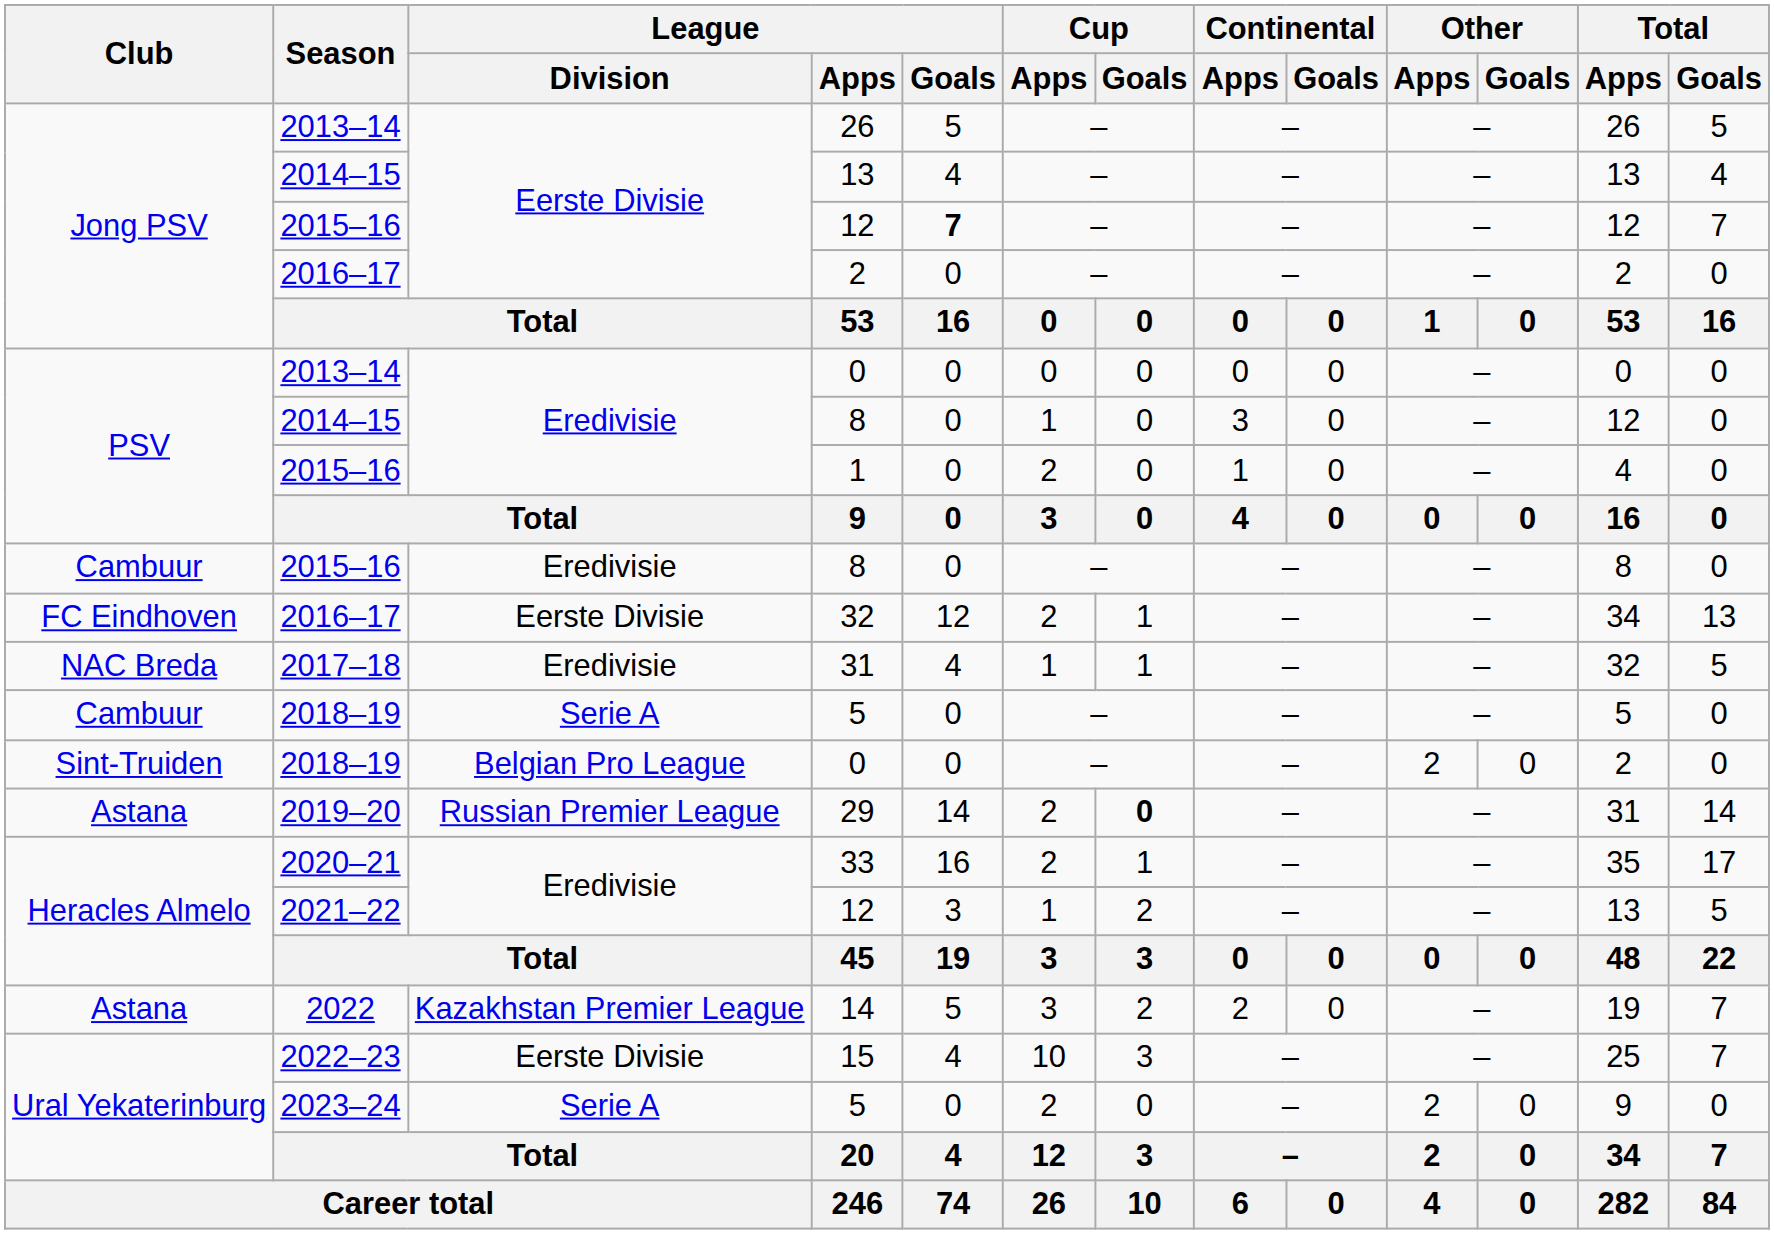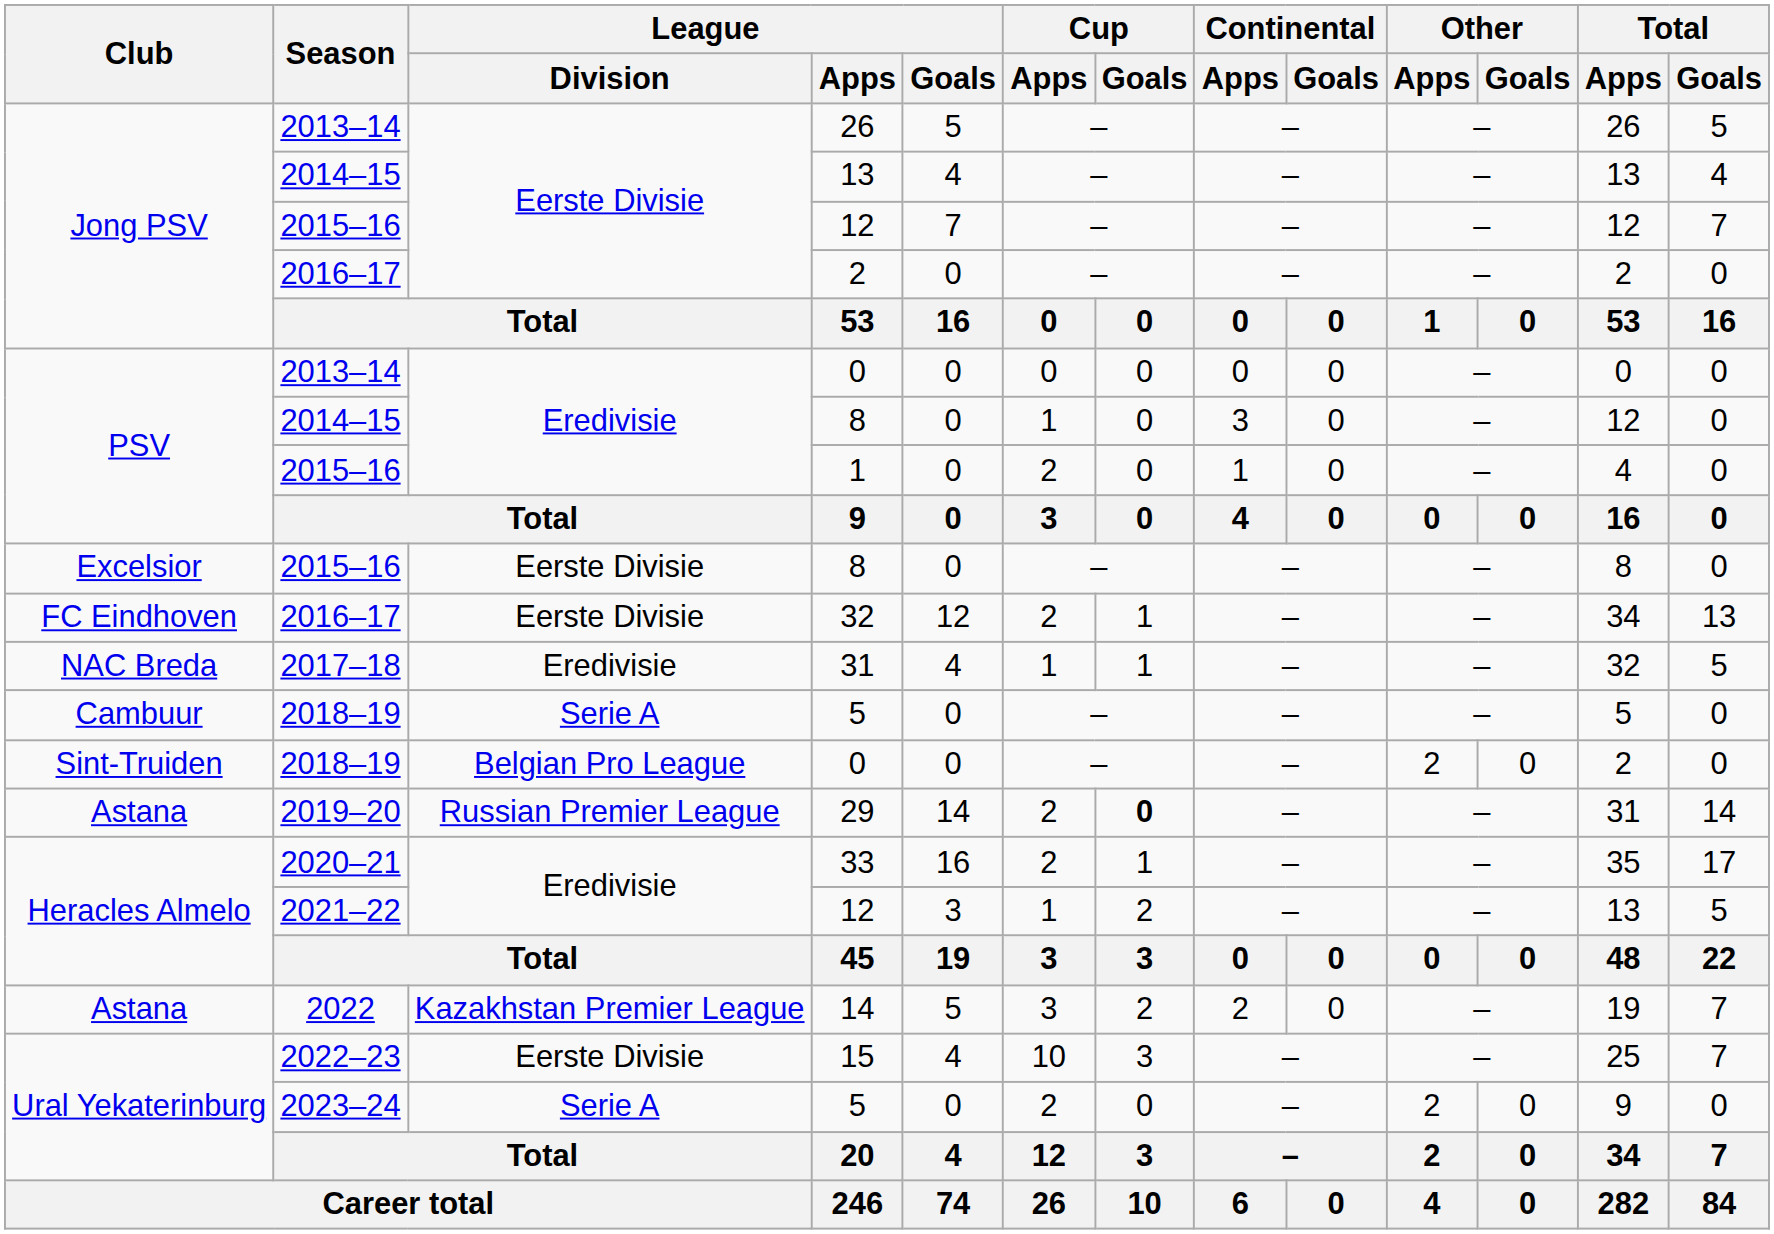(953, 224) bold -> (953, 224) normal
(139, 567) Cambuur -> (139, 567) Excelsior
(610, 567) Eredivisie -> (610, 567) Eerste Divisie
